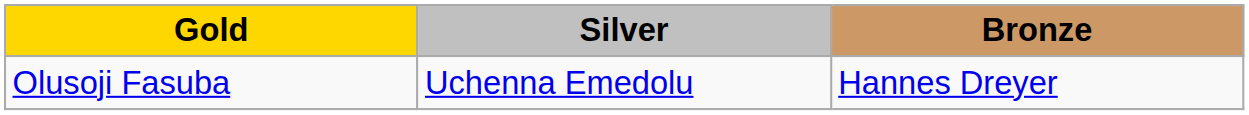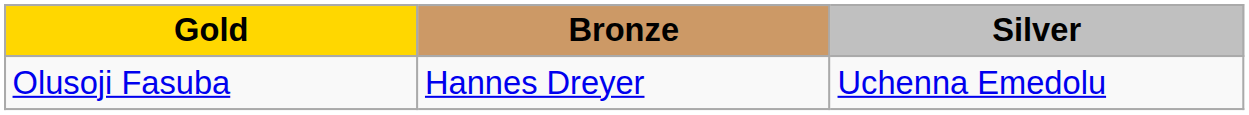columns swapped: (624, 30) <-> (1037, 30)
